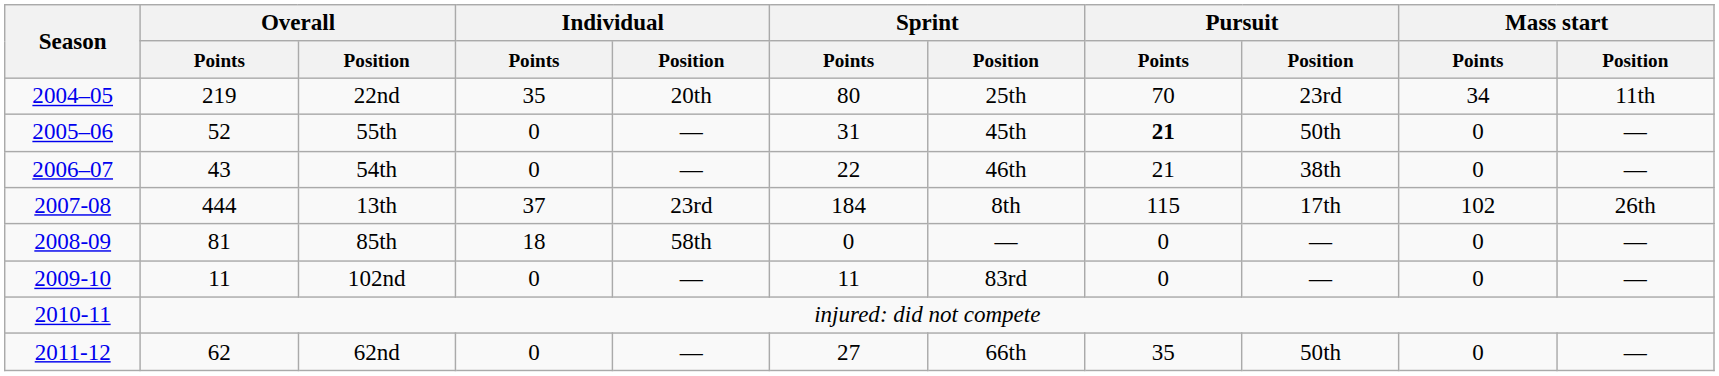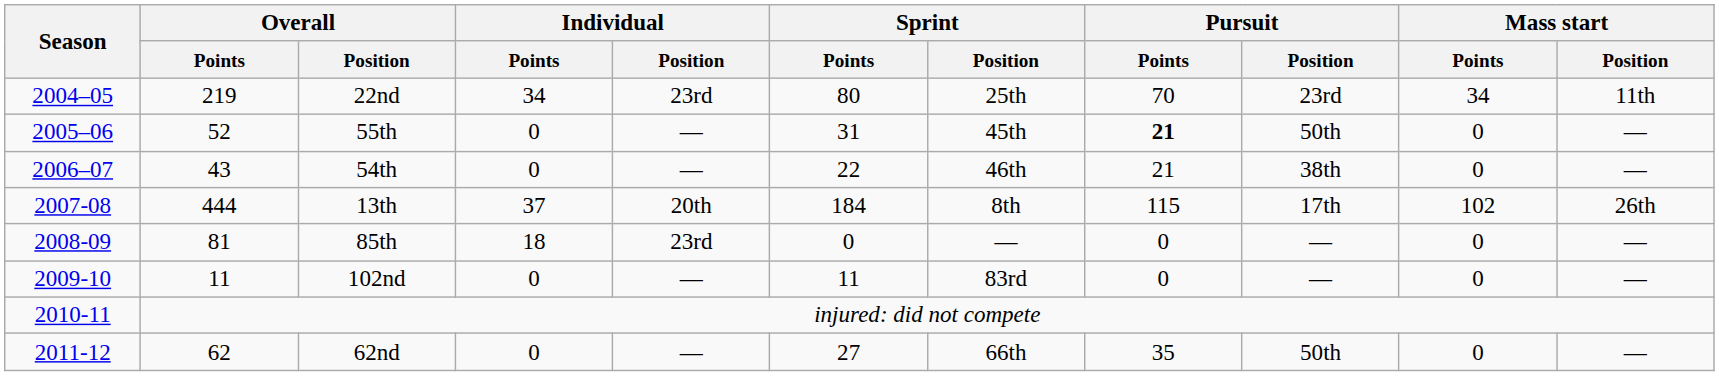(534, 95) 35 -> (534, 95) 34
(691, 95) 20th -> (691, 95) 23rd
(691, 205) 23rd -> (691, 205) 20th
(691, 242) 58th -> (691, 242) 23rd
